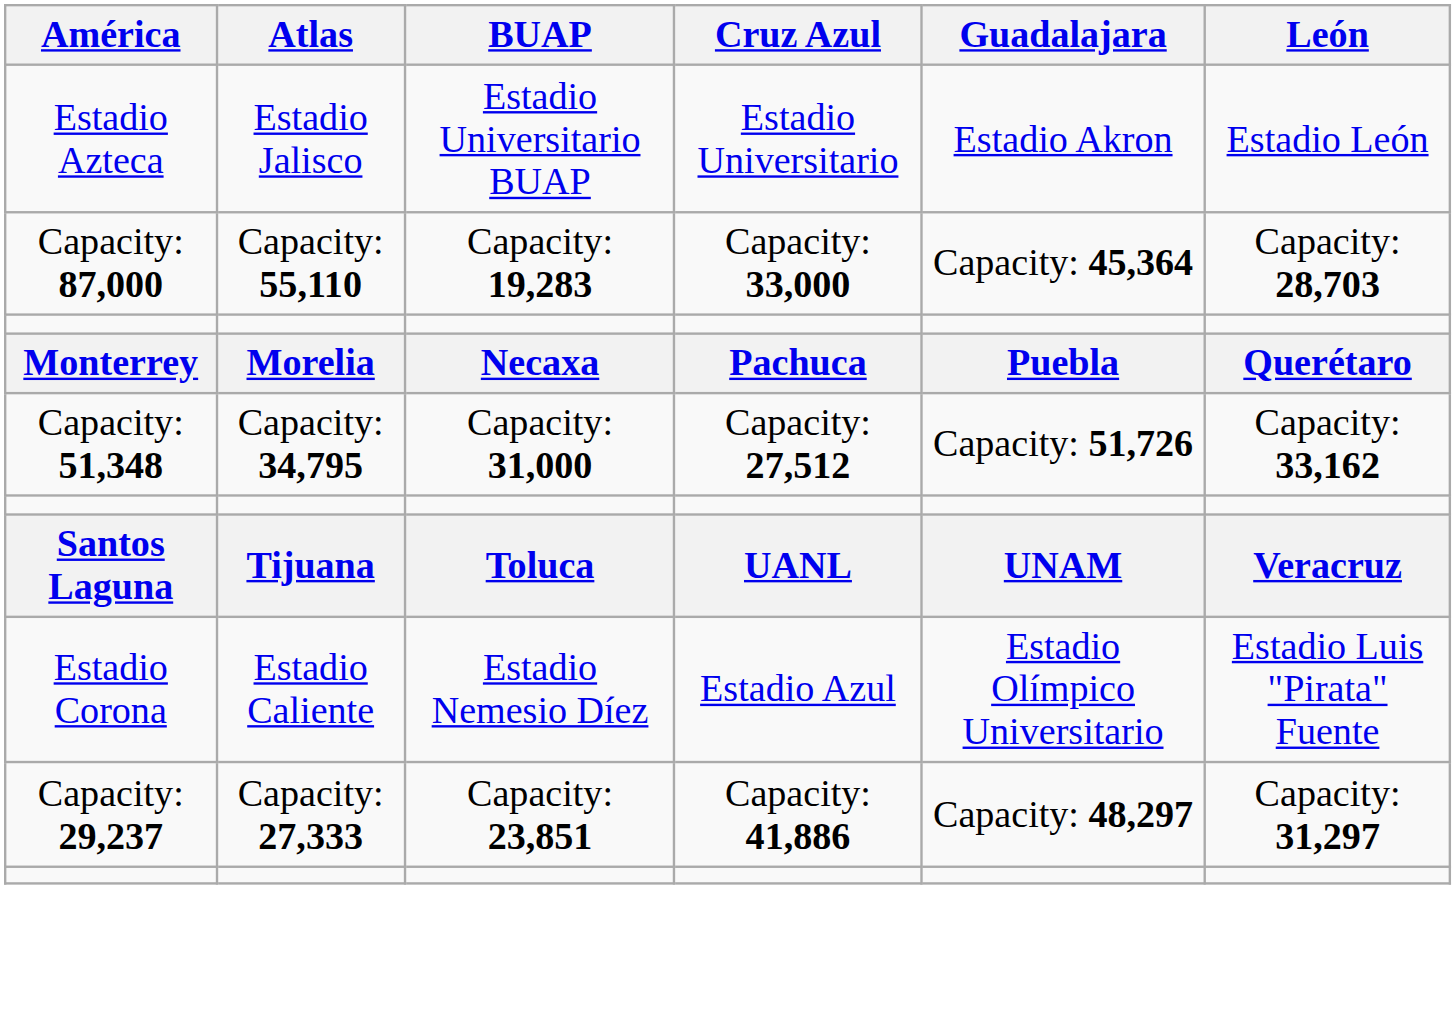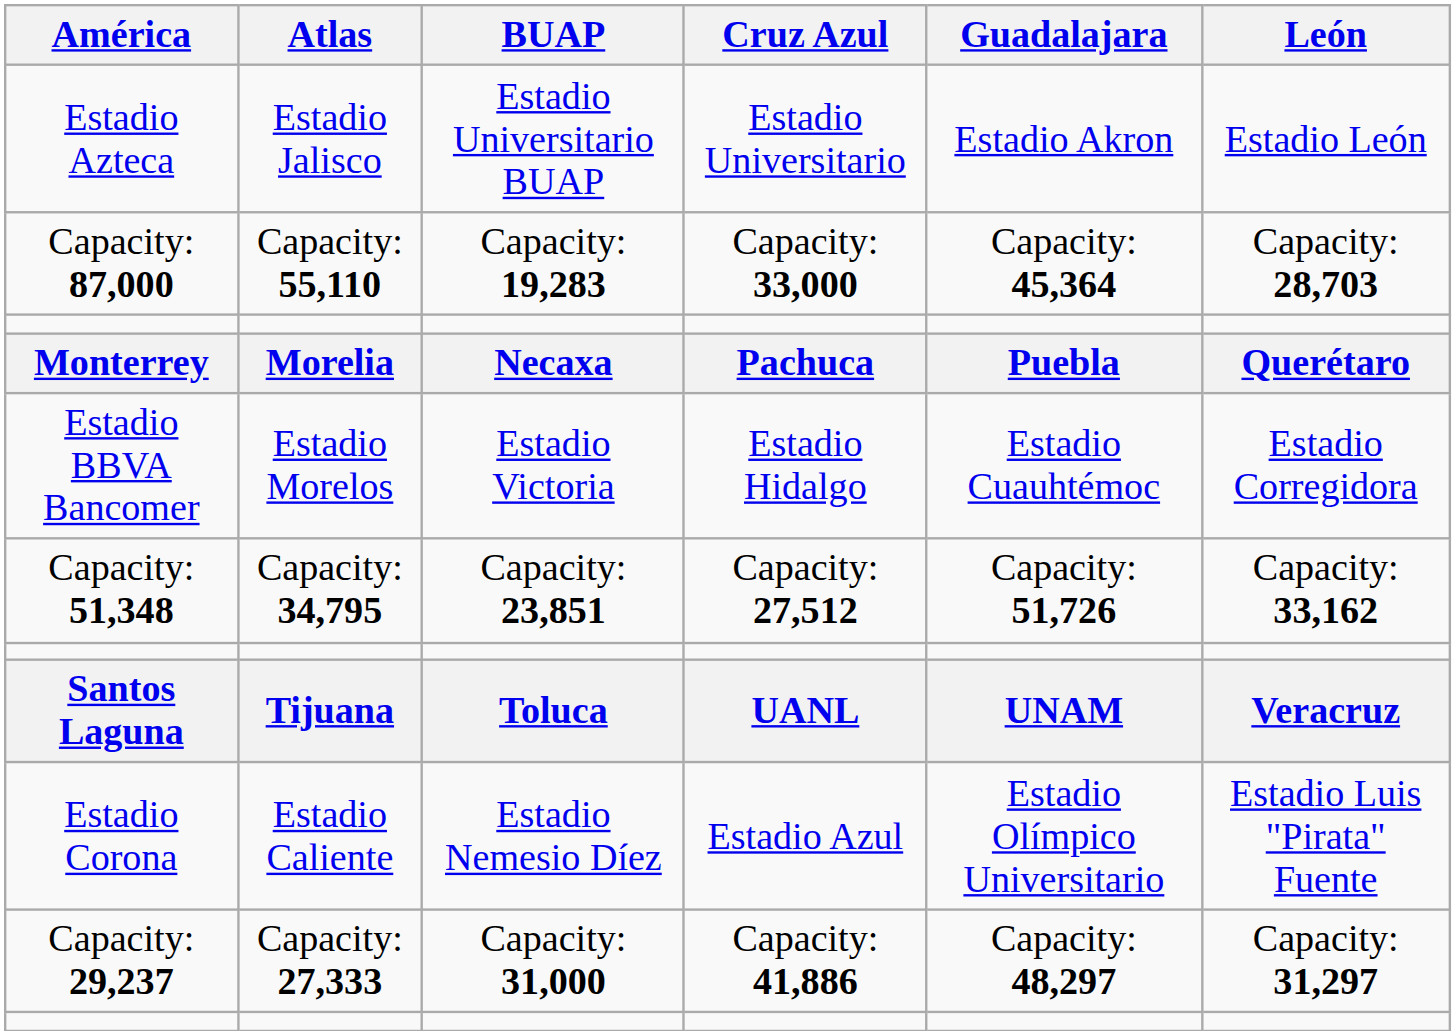+ row: (121, 465)
(540, 443) Capacity: 31,000 -> (553, 589) Capacity: 23,851
(540, 813) Capacity: 23,851 -> (553, 959) Capacity: 31,000
